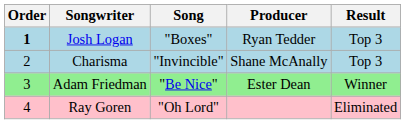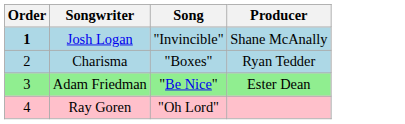- column: (366, 15)
(188, 38) "Boxes" -> (188, 38) "Invincible"
(279, 38) Ryan Tedder -> (279, 38) Shane McAnally
(188, 61) "Invincible" -> (188, 61) "Boxes"
(279, 61) Shane McAnally -> (279, 61) Ryan Tedder
